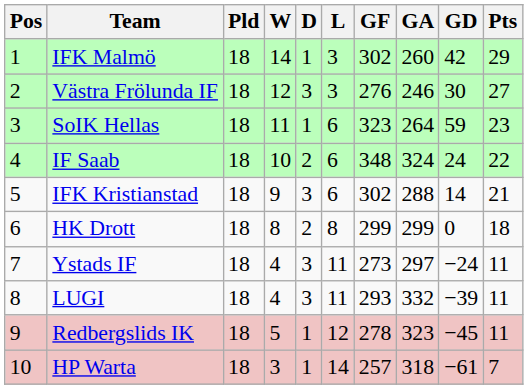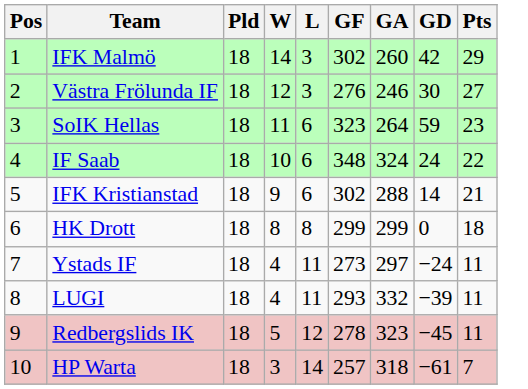- column: (309, 21)
